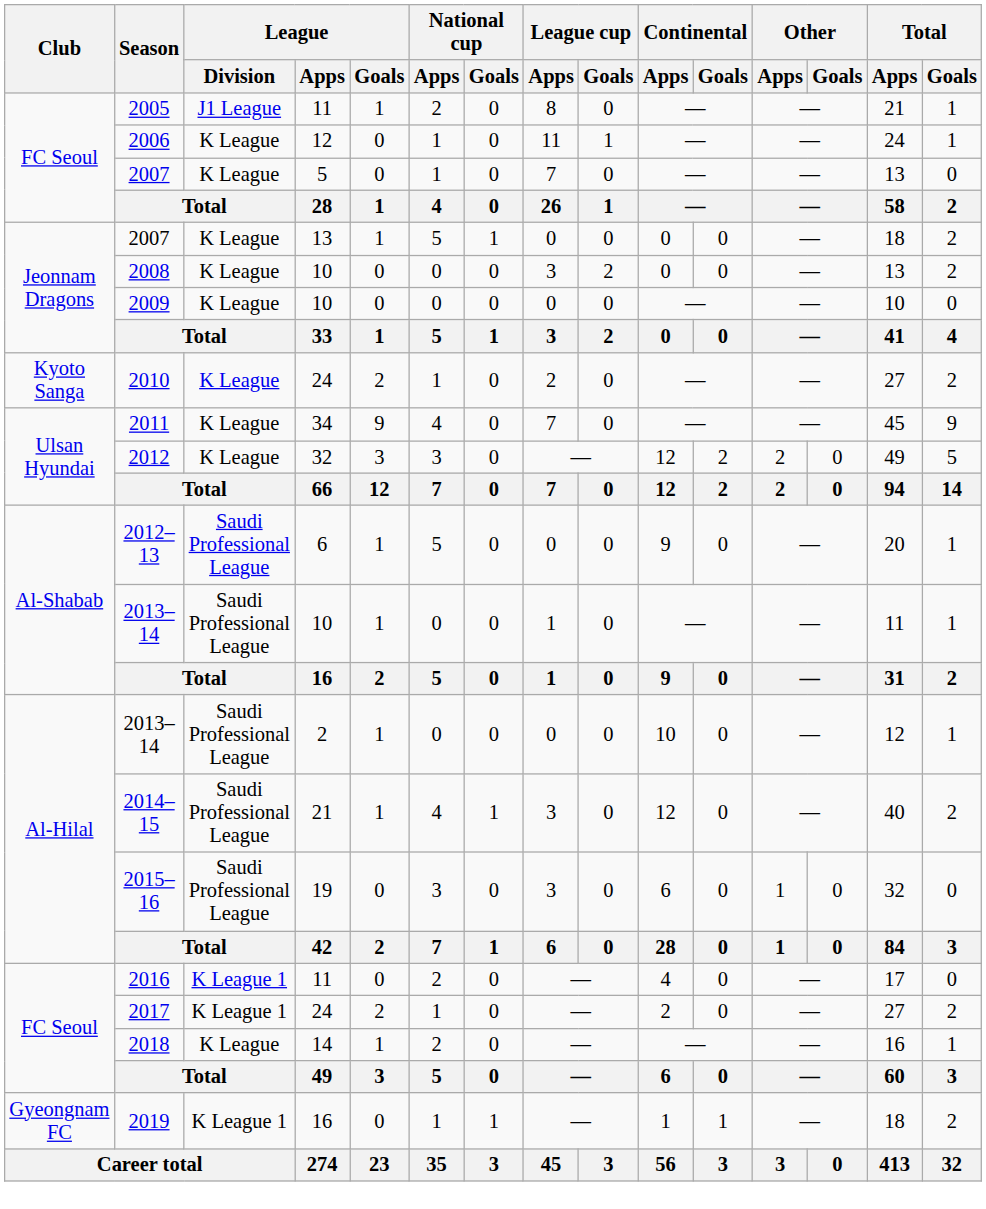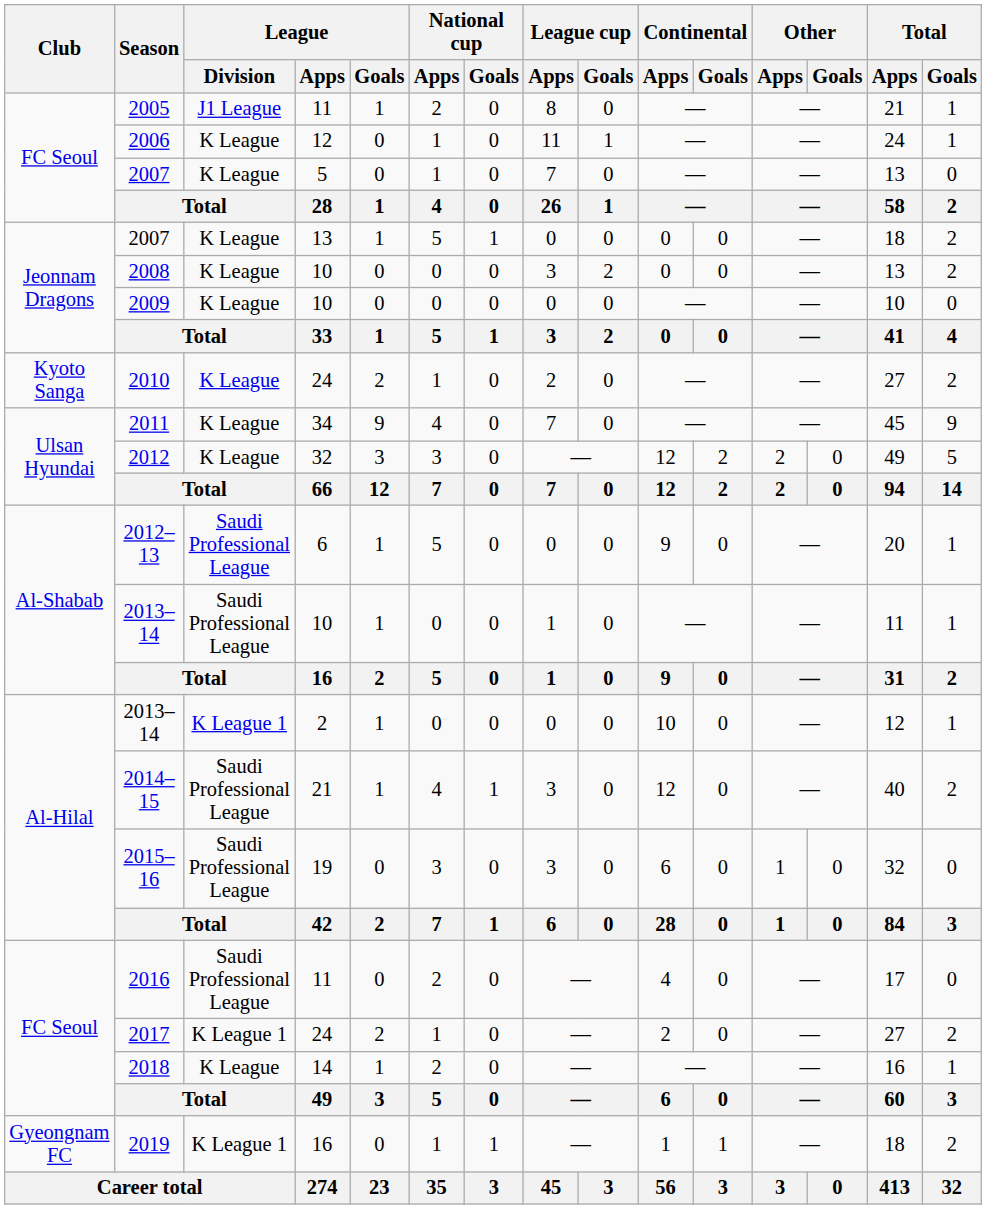(239, 734) Saudi Professional League -> (239, 722) K League 1
(239, 979) K League 1 -> (239, 979) Saudi Professional League
